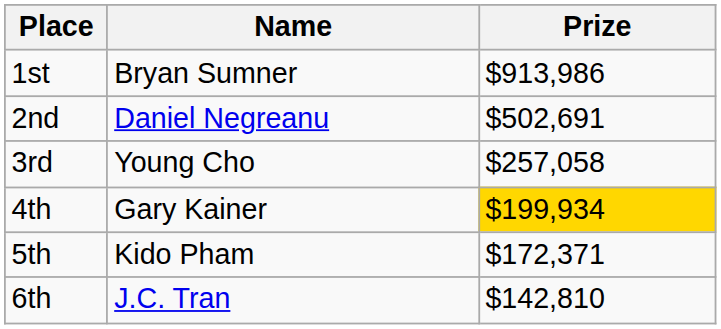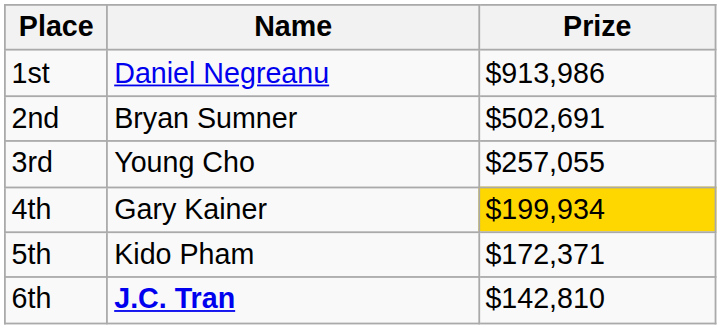(206, 72) Bryan Sumner -> (222, 72) Daniel Negreanu
(222, 118) Daniel Negreanu -> (206, 118) Bryan Sumner
(545, 163) $257,058 -> (545, 163) $257,055
(172, 299) normal -> (175, 299) bold
